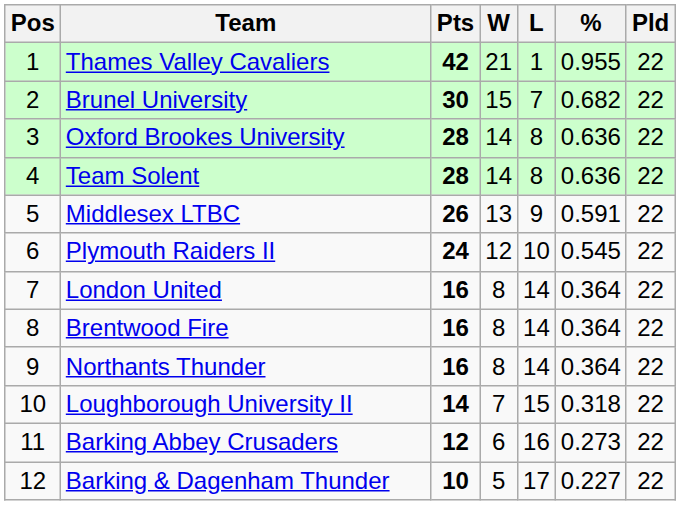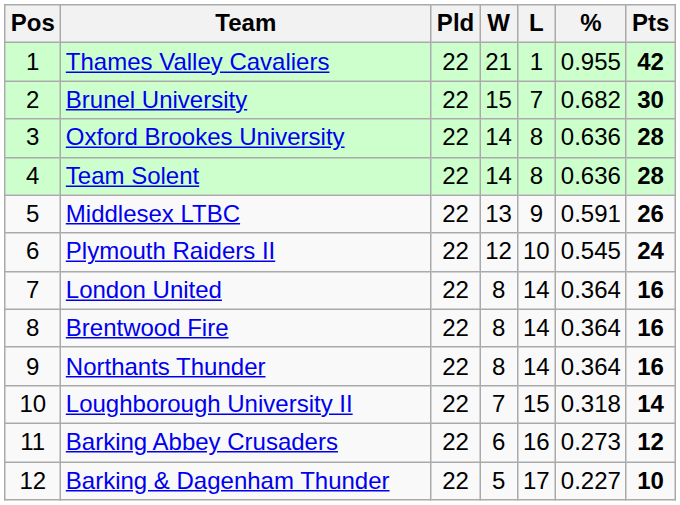columns swapped: (651, 23) <-> (456, 23)
